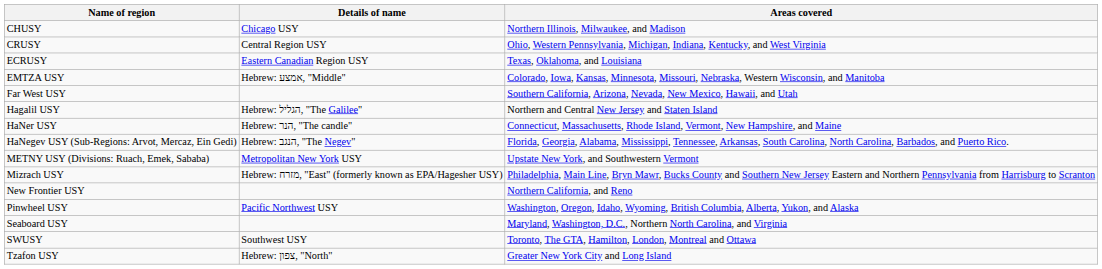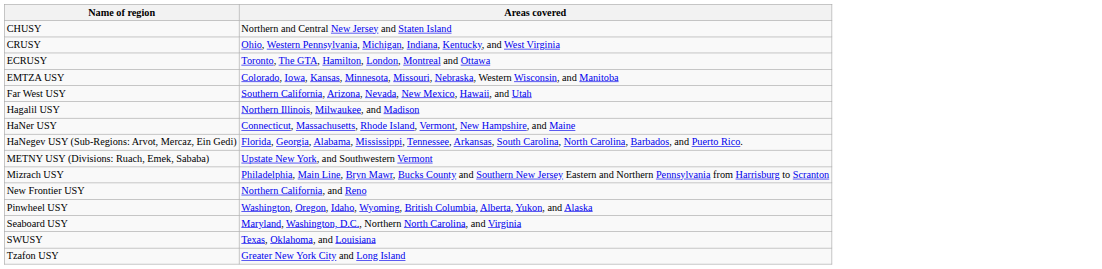- column: (372, 12)
(596, 28) Northern Illinois, Milwaukee, and Madison -> (346, 28) Northern and Central New Jersey and Staten Island
(574, 61) Texas, Oklahoma, and Louisiana -> (366, 61) Toronto, The GTA, Hamilton, London, Montreal and Ottawa
(612, 110) Northern and Central New Jersey and Staten Island -> (330, 110) Northern Illinois, Milwaukee, and Madison
(632, 239) Toronto, The GTA, Hamilton, London, Montreal and Ottawa -> (309, 239) Texas, Oklahoma, and Louisiana
